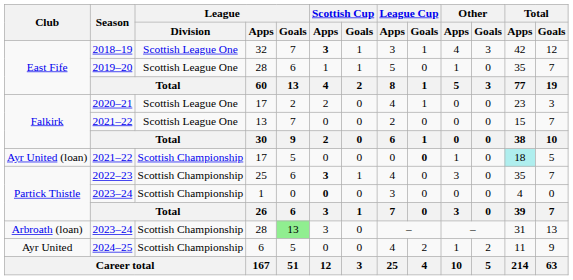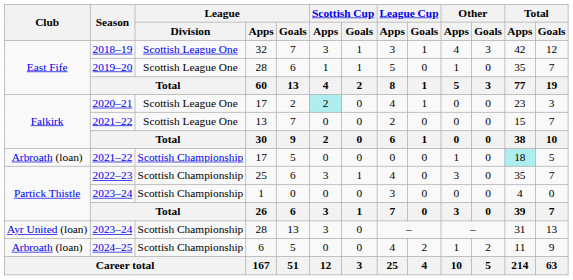(326, 49) bold -> (326, 49) normal
(326, 103) no background -> (326, 103) paleturquoise background
(47, 157) Ayr United (loan) -> (47, 157) Arbroath (loan)
(424, 157) bold -> (424, 157) normal
(326, 175) bold -> (326, 175) normal
(326, 193) bold -> (326, 193) normal
(47, 229) Arbroath (loan) -> (47, 229) Ayr United (loan)
(293, 229) lightgreen background -> (293, 229) no background
(47, 247) Ayr United -> (47, 247) Arbroath (loan)
